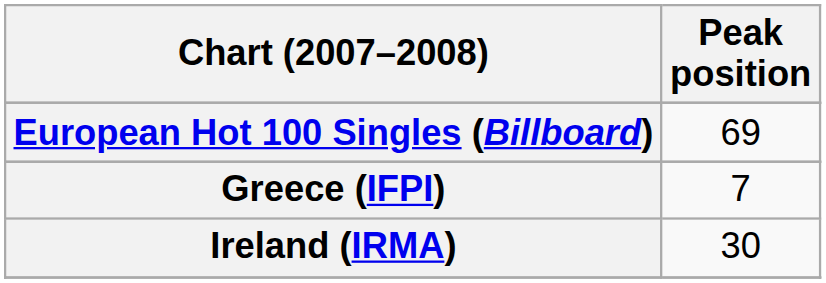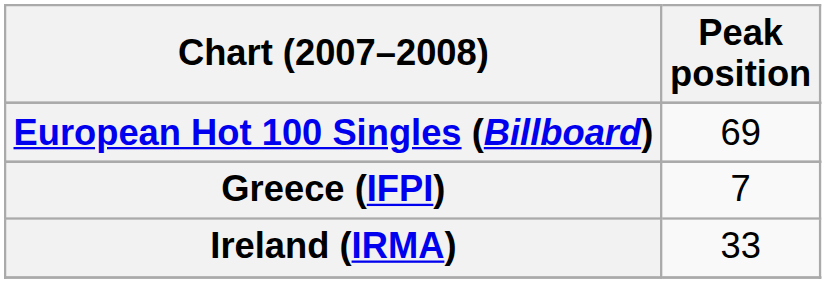(741, 246) 30 -> (741, 246) 33
